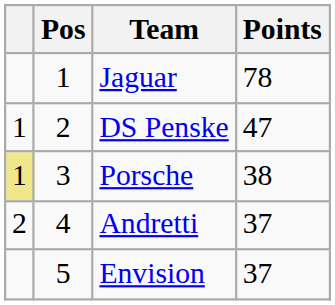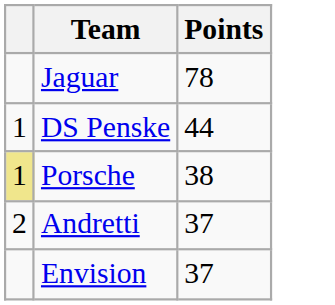- column: (63, 28)
(258, 126) 47 -> (199, 126) 44
